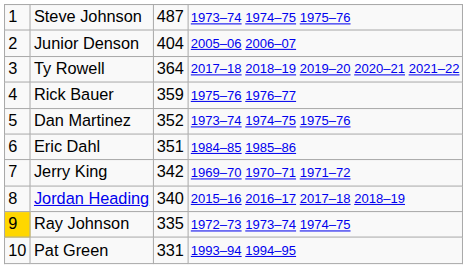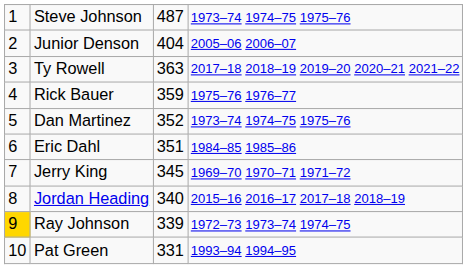(170, 69) 364 -> (170, 69) 363
(170, 172) 342 -> (170, 172) 345
(170, 224) 335 -> (170, 224) 339
